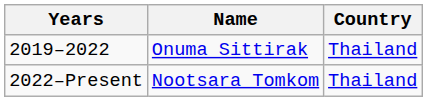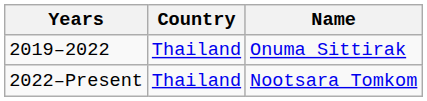columns swapped: (236, 20) <-> (373, 20)
